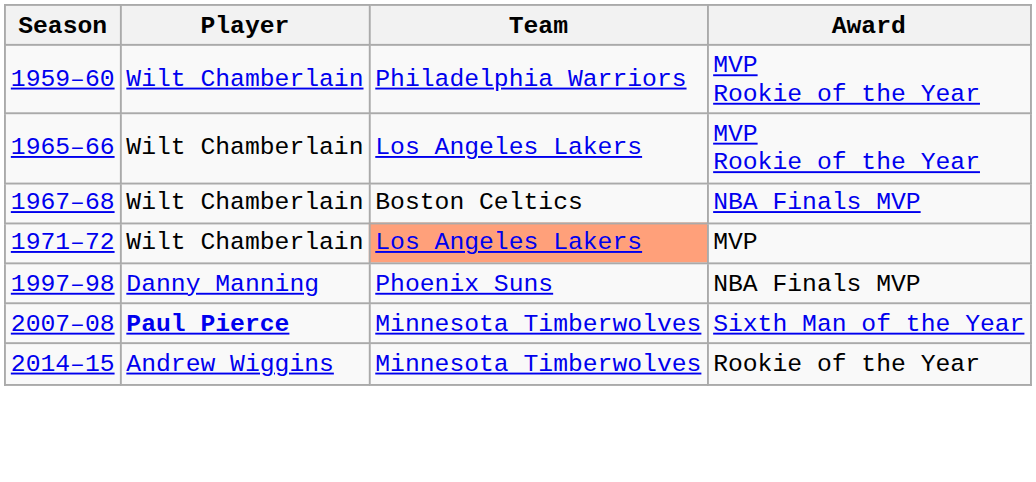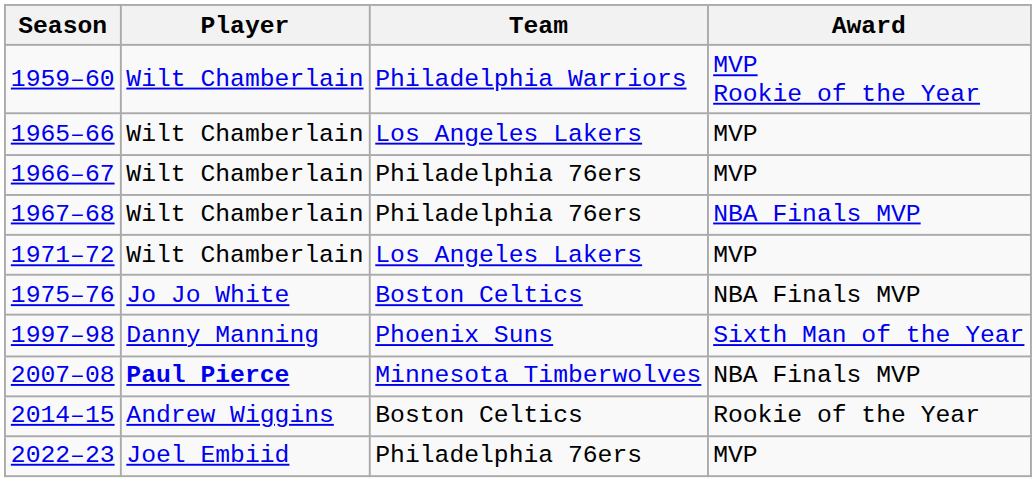(847, 148) MVP Rookie of the Year -> (735, 134) MVP
+ row: (63, 174)
(479, 203) Boston Celtics -> (509, 215) Philadelphia 76ers
(509, 243) lightsalmon background -> (509, 255) no background
+ row: (63, 295)
(817, 283) NBA Finals MVP -> (869, 335) Sixth Man of the Year
(869, 324) Sixth Man of the Year -> (817, 376) NBA Finals MVP
(538, 364) Minnesota Timberwolves -> (479, 416) Boston Celtics
+ row: (63, 456)
